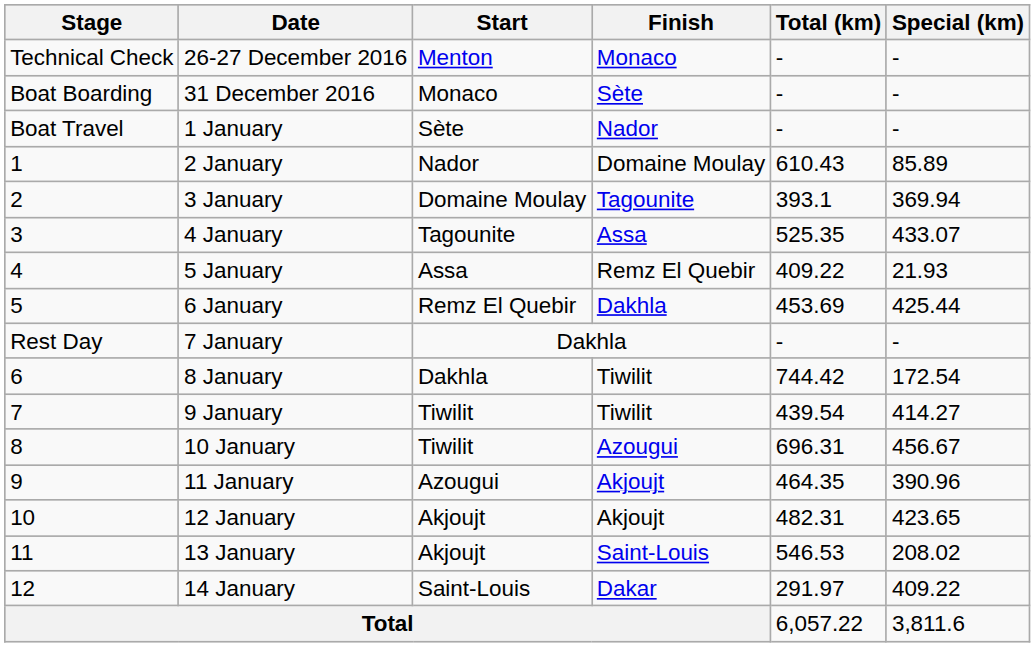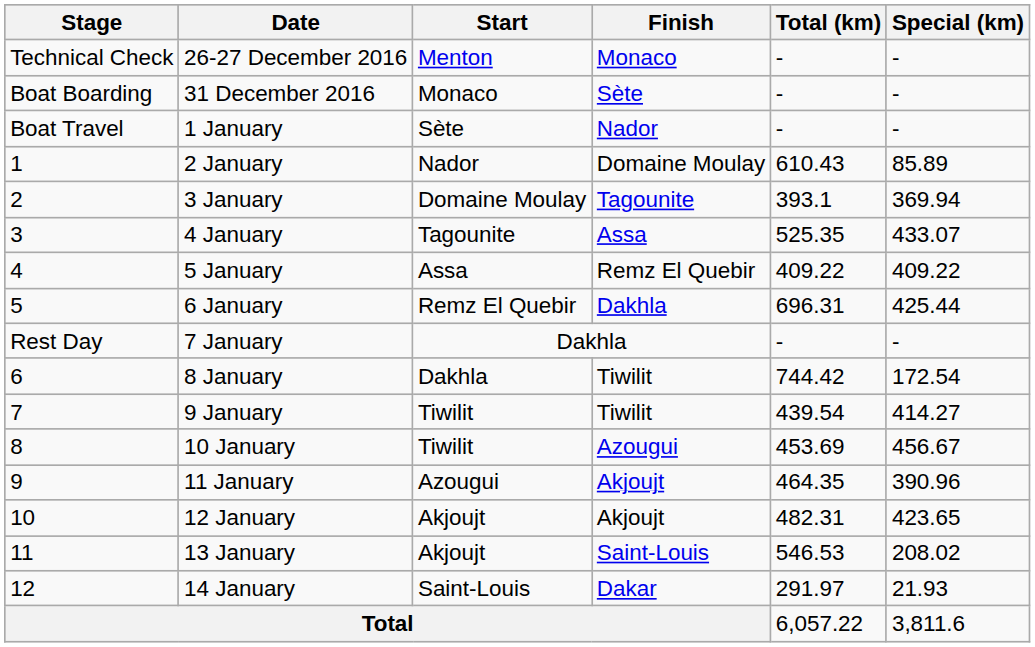(920, 270) 21.93 -> (926, 270) 409.22
(810, 305) 453.69 -> (810, 305) 696.31
(810, 447) 696.31 -> (810, 447) 453.69
(926, 588) 409.22 -> (920, 588) 21.93
